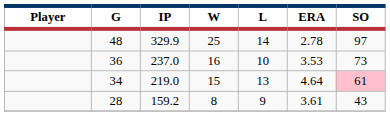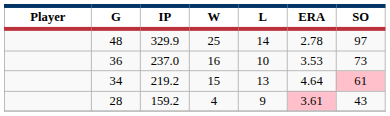(165, 80) 219.0 -> (165, 80) 219.2
(214, 101) 8 -> (214, 101) 4
(312, 101) no background -> (312, 101) pink background
